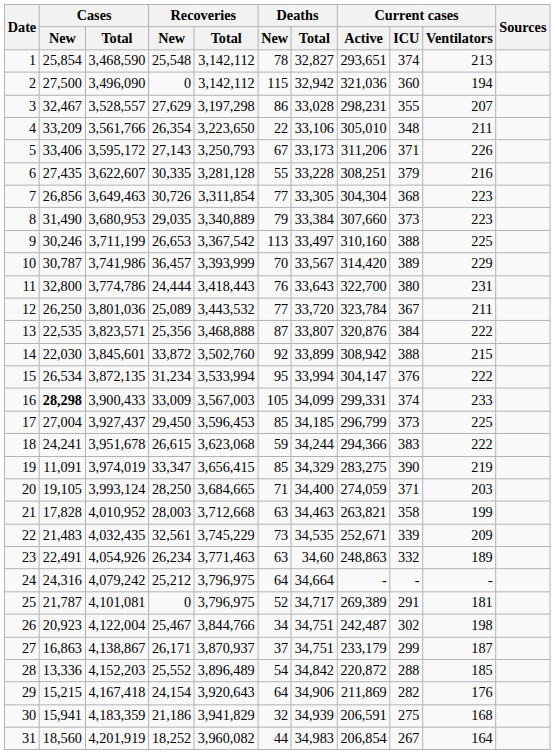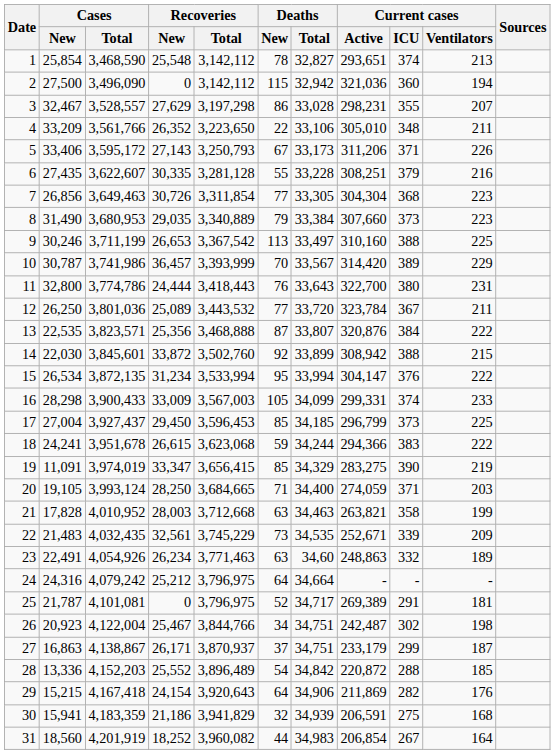(172, 128) 26,354 -> (172, 128) 26,352
(62, 399) bold -> (62, 399) normal
